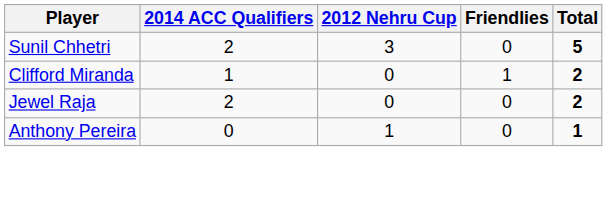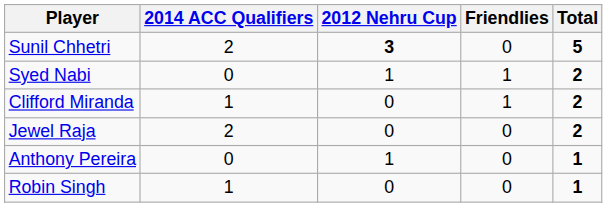(389, 46) normal -> (389, 46) bold
+ row: (50, 74)
+ row: (57, 187)
